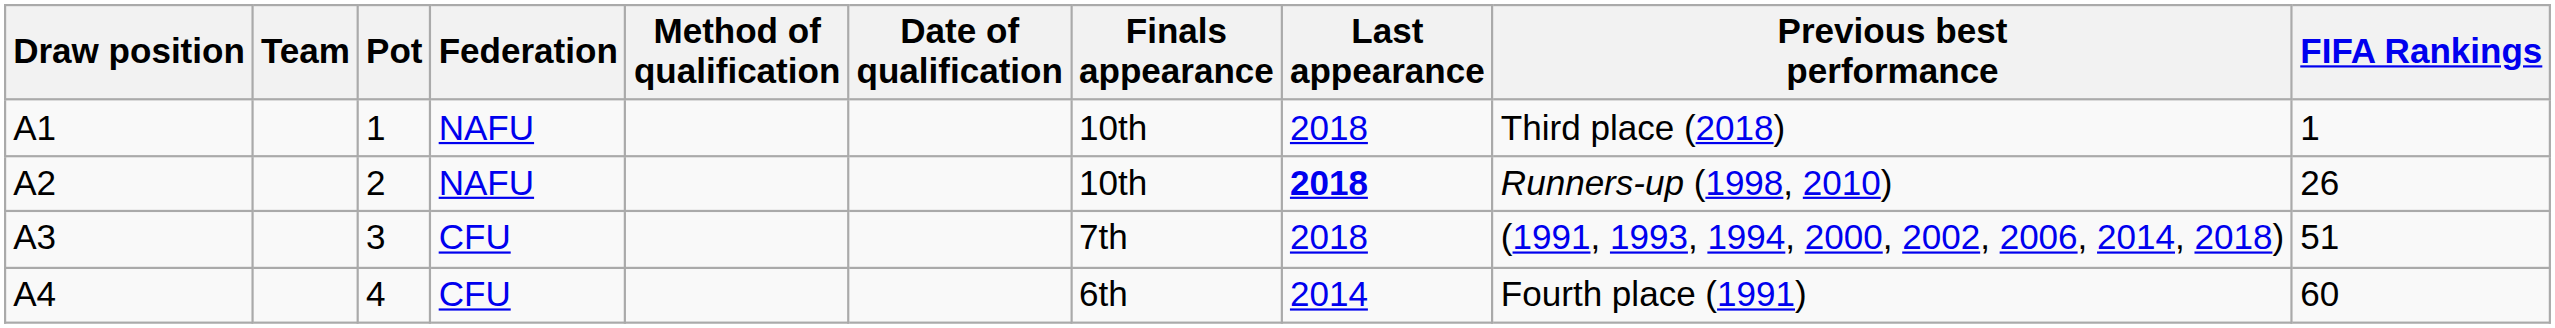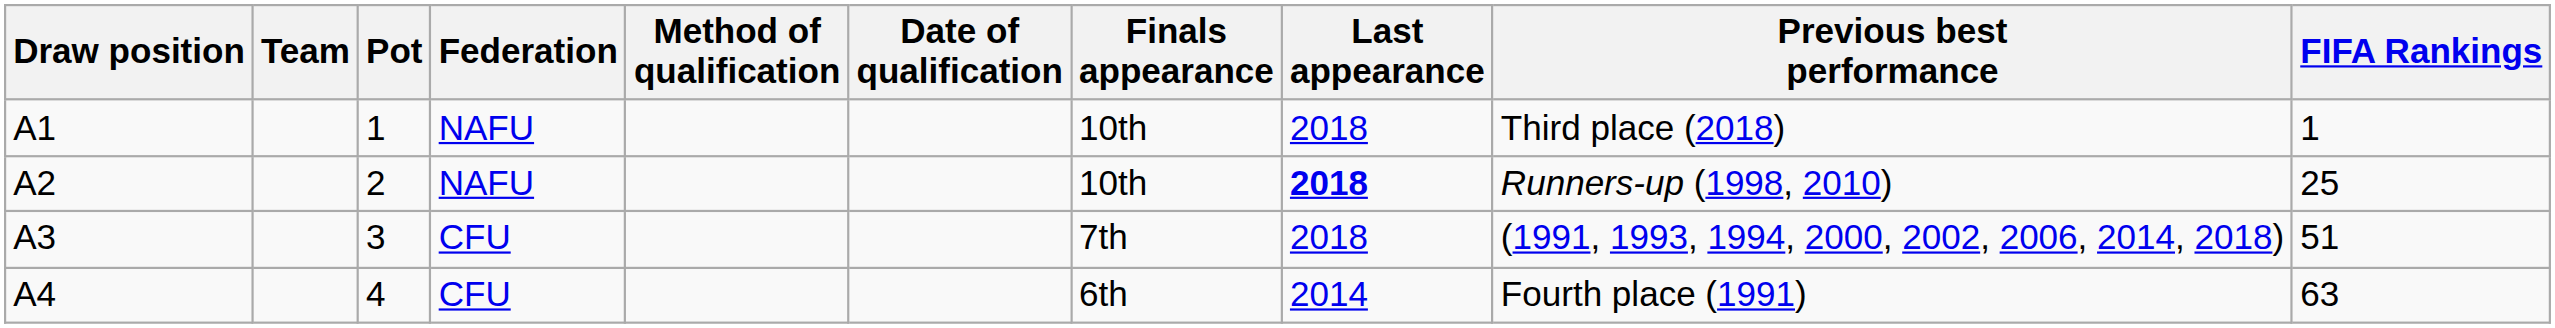(2320, 182) 26 -> (2320, 182) 25
(2320, 293) 60 -> (2320, 293) 63
